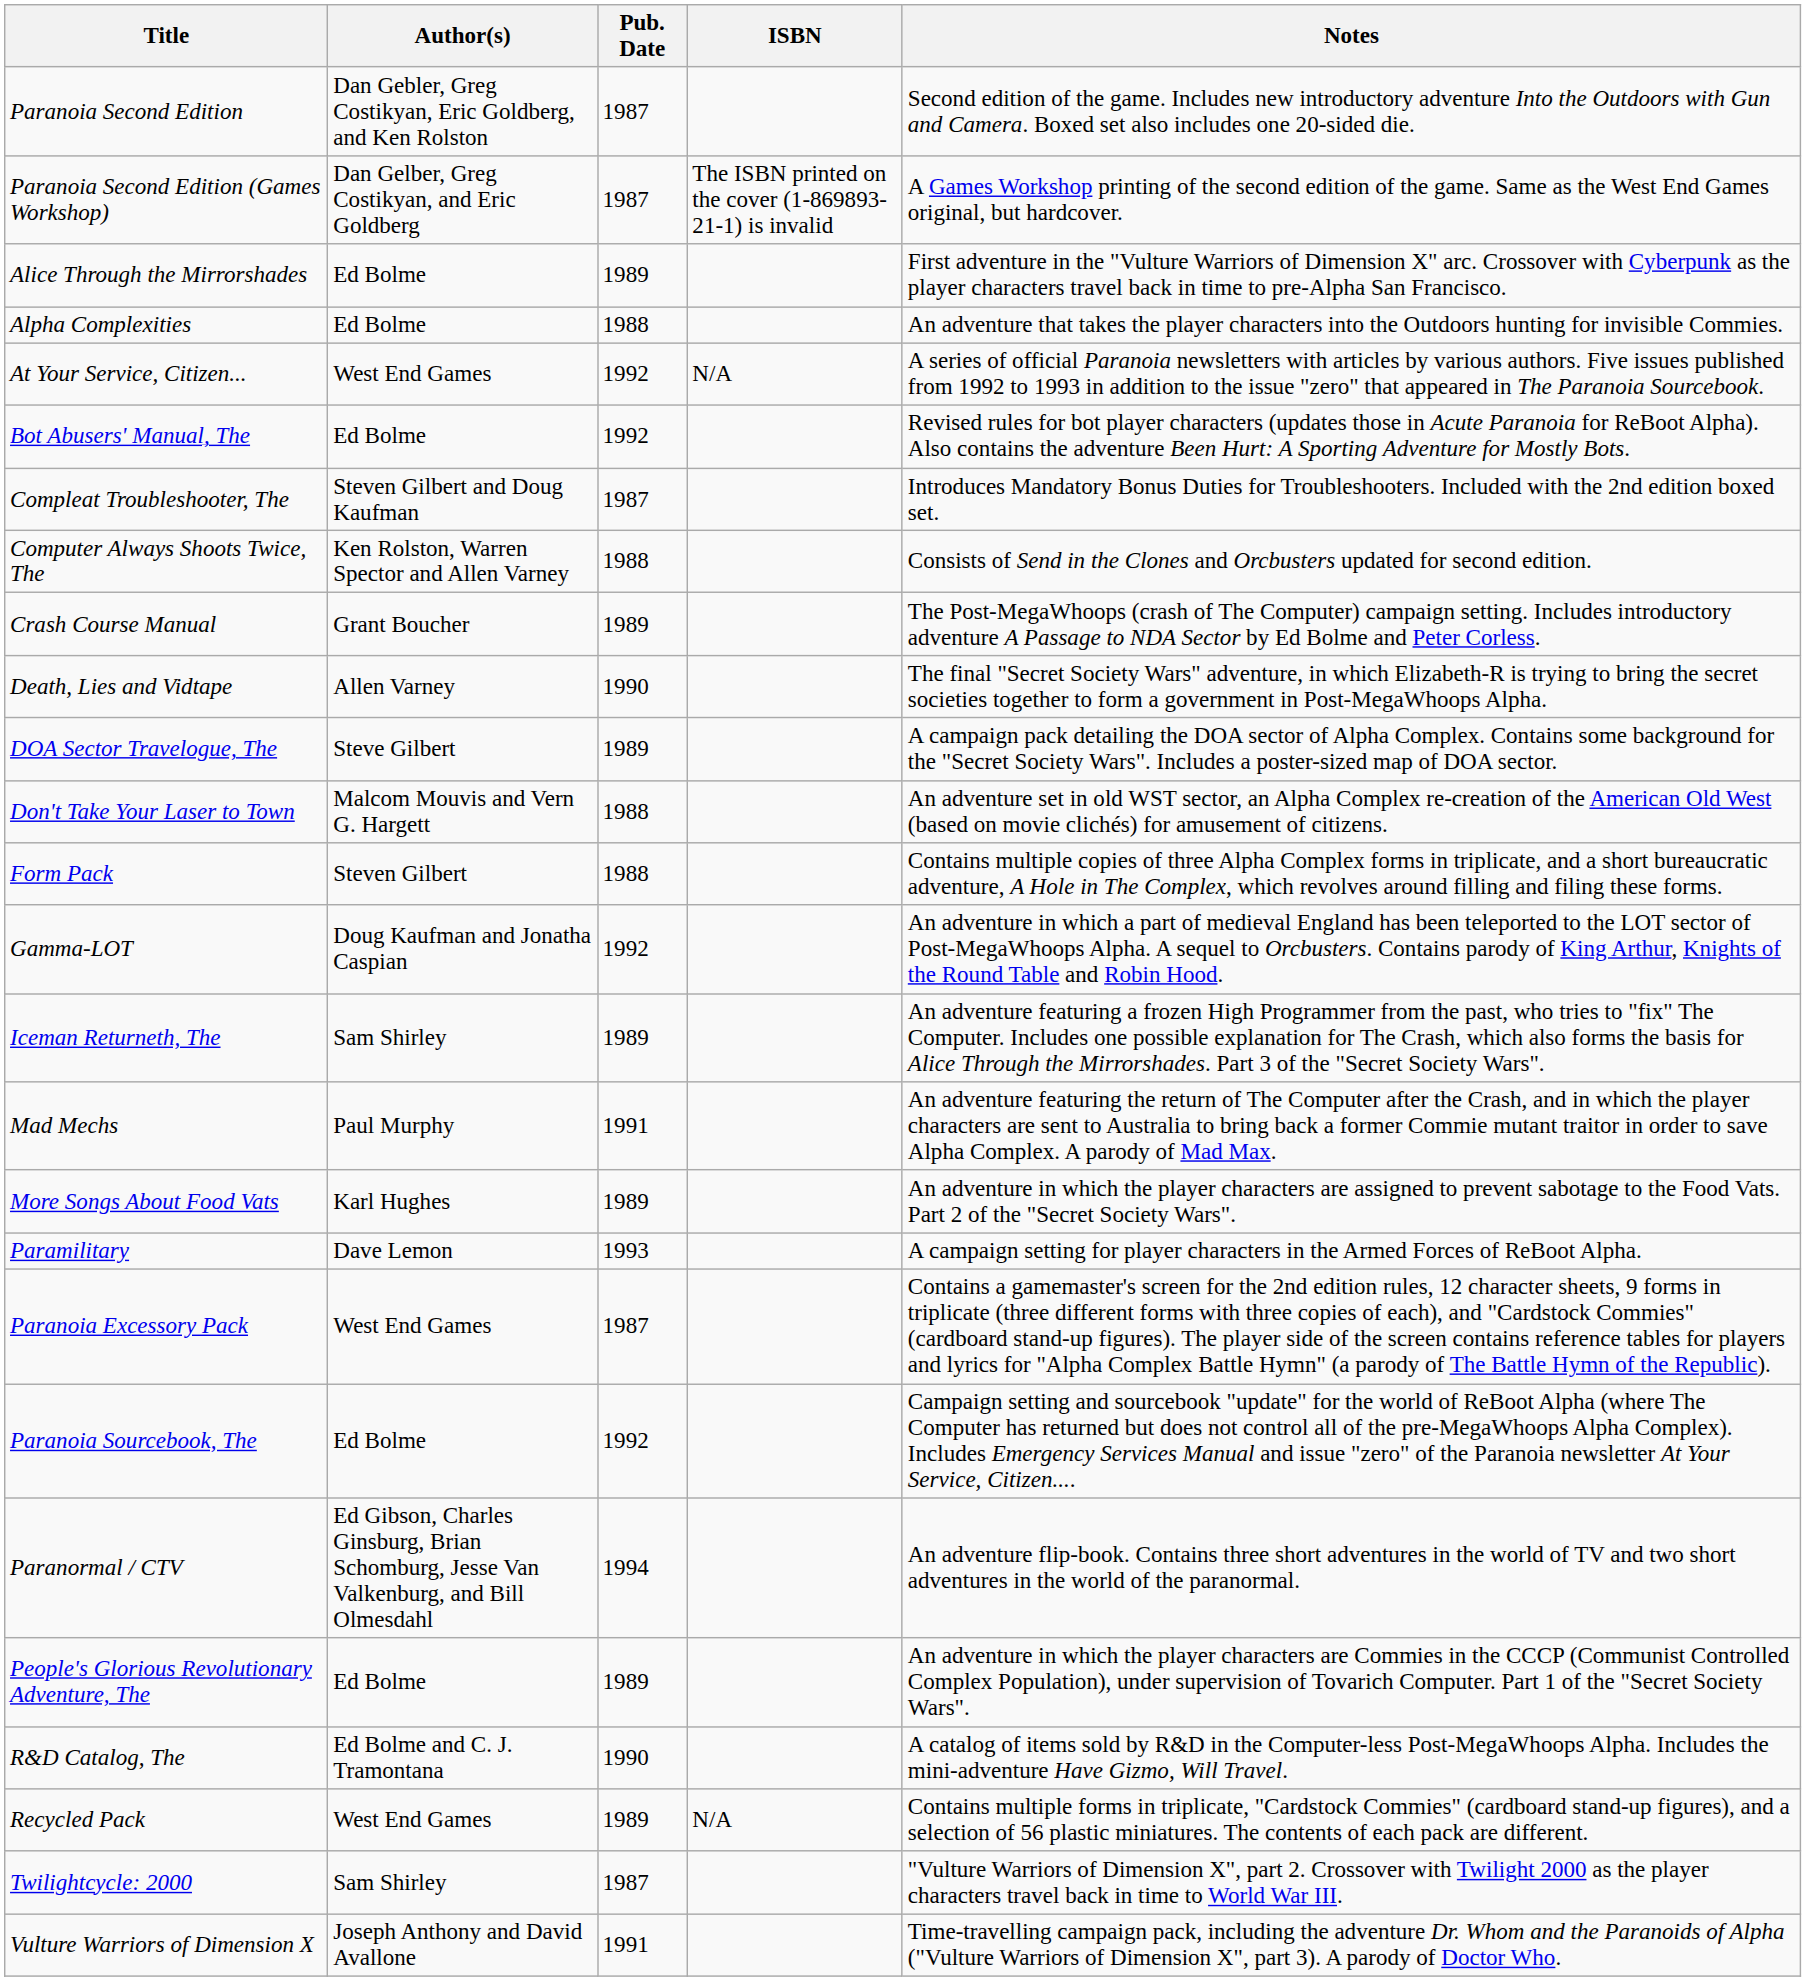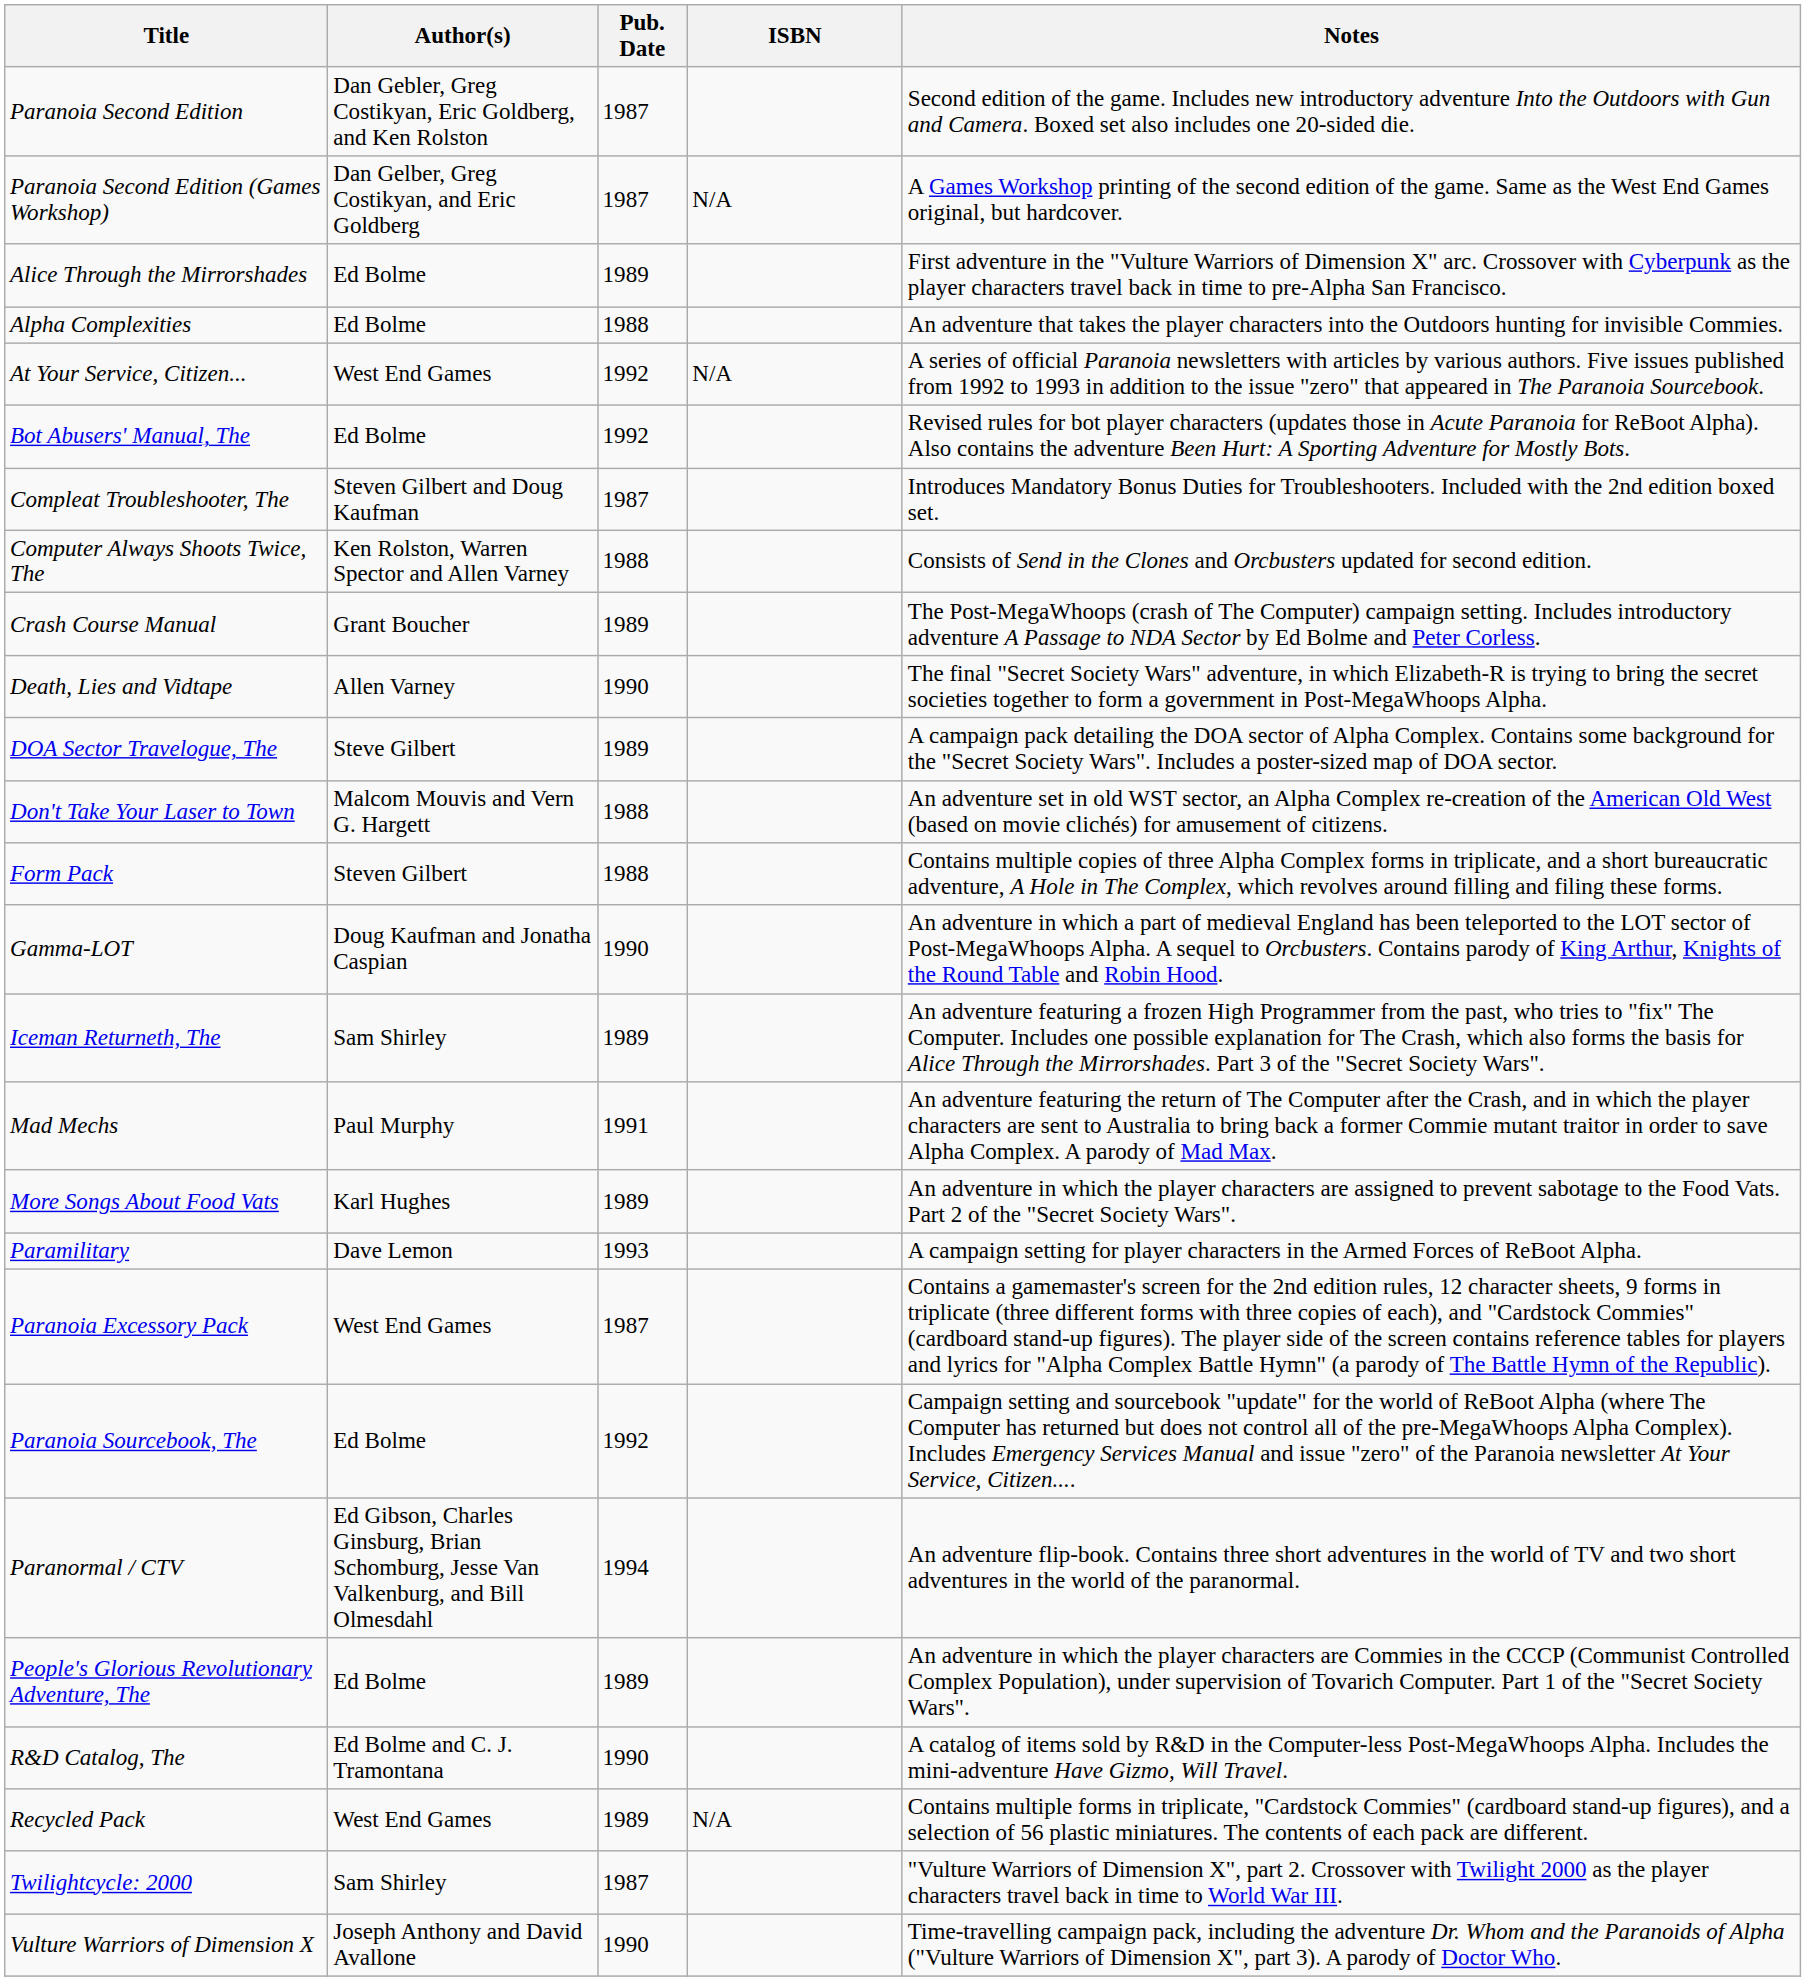(790, 199) The ISBN printed on the cover (1-869893-21-1) is invalid -> (712, 199) N/A
(626, 949) 1992 -> (626, 949) 1990
(626, 1944) 1991 -> (626, 1944) 1990
